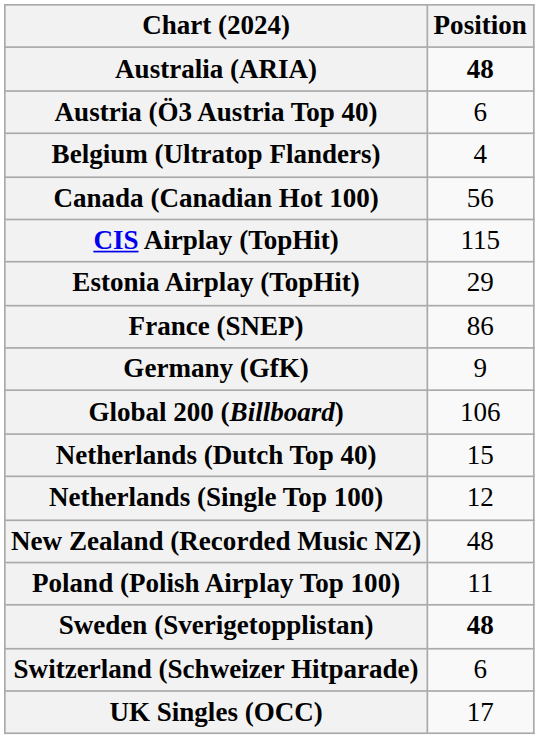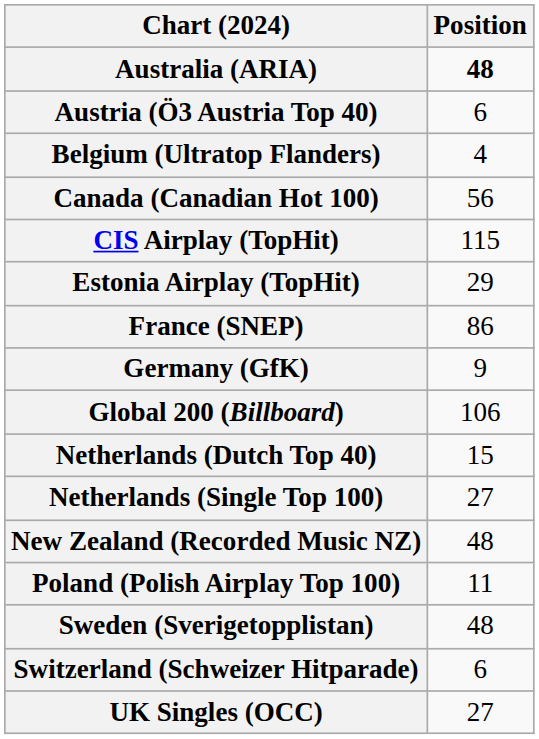(480, 497) 12 -> (480, 497) 27
(480, 626) bold -> (480, 626) normal
(480, 712) 17 -> (480, 712) 27
